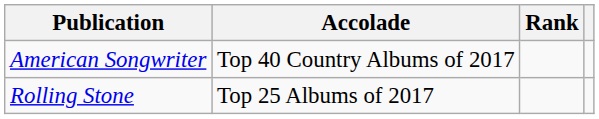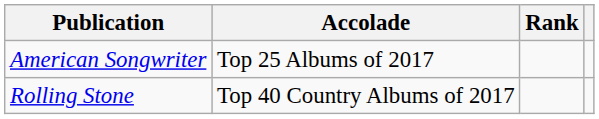(366, 58) Top 40 Country Albums of 2017 -> (325, 58) Top 25 Albums of 2017
(325, 95) Top 25 Albums of 2017 -> (366, 95) Top 40 Country Albums of 2017
